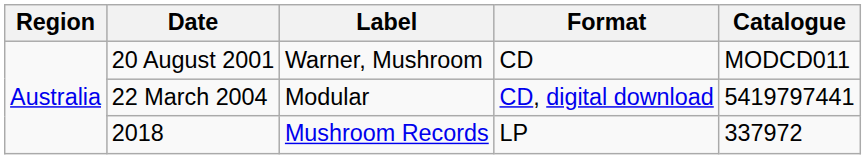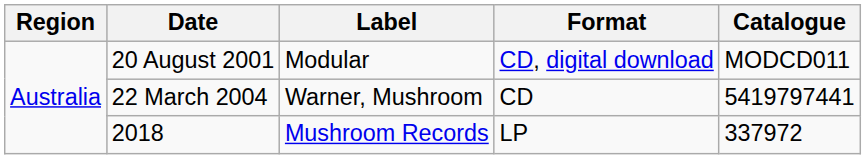(384, 60) Warner, Mushroom -> (327, 60) Modular
(516, 60) CD -> (607, 60) CD, digital download
(327, 97) Modular -> (384, 97) Warner, Mushroom
(607, 97) CD, digital download -> (516, 97) CD
